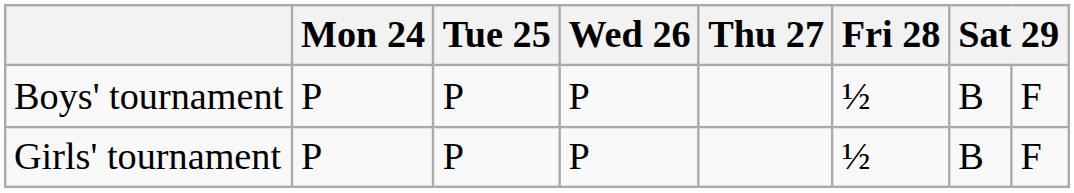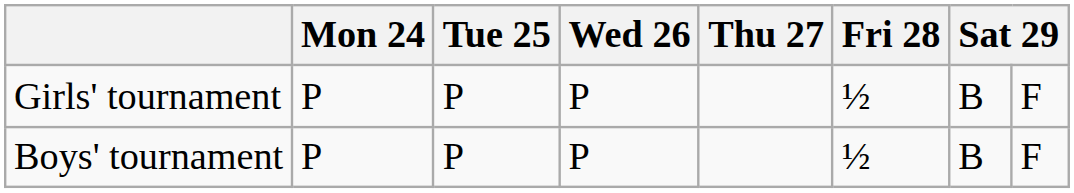rows swapped: (149, 95) <-> (148, 156)
